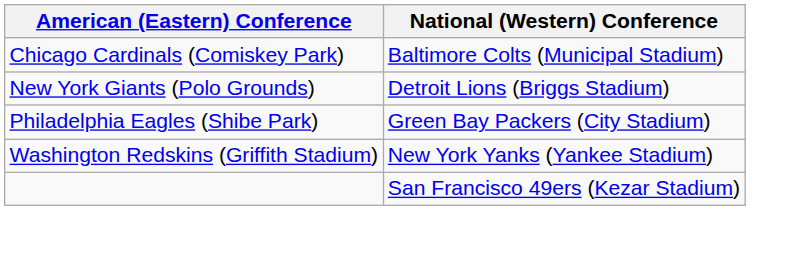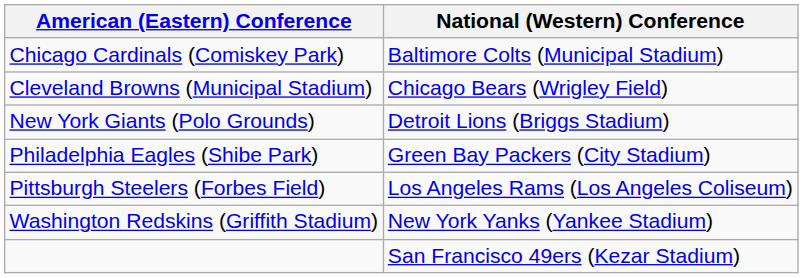+ row: (191, 88)
+ row: (167, 188)
